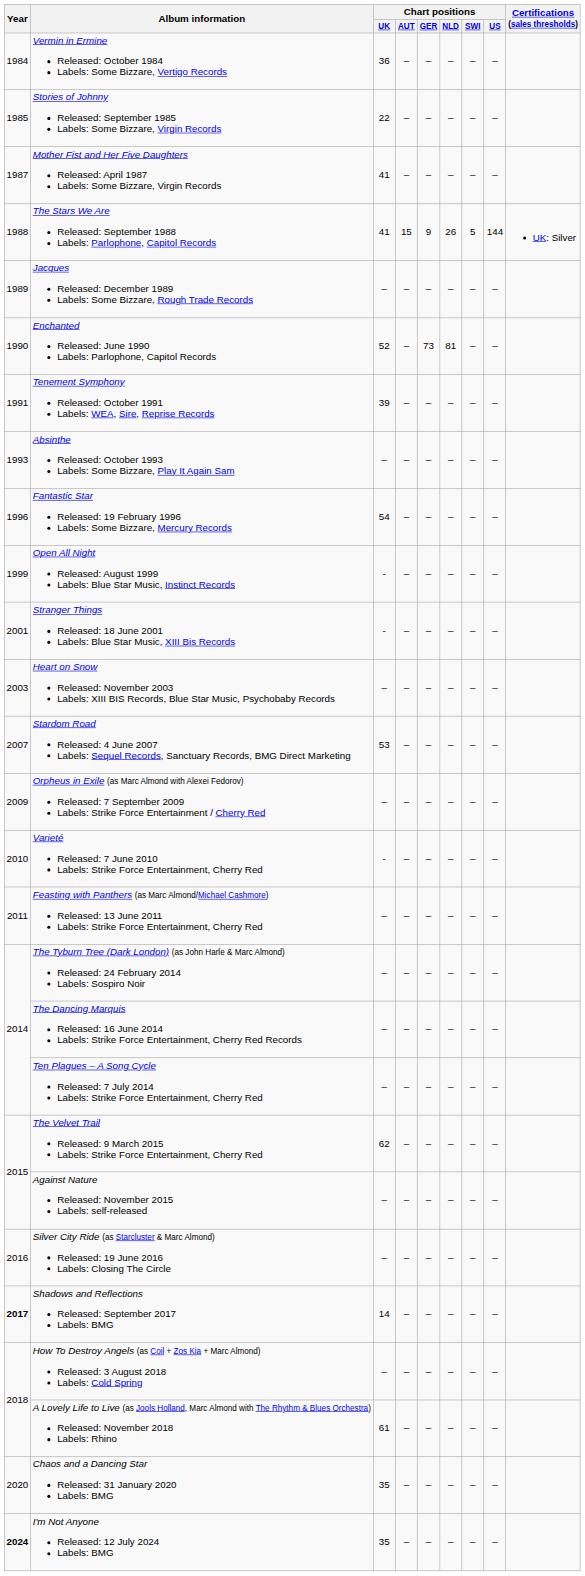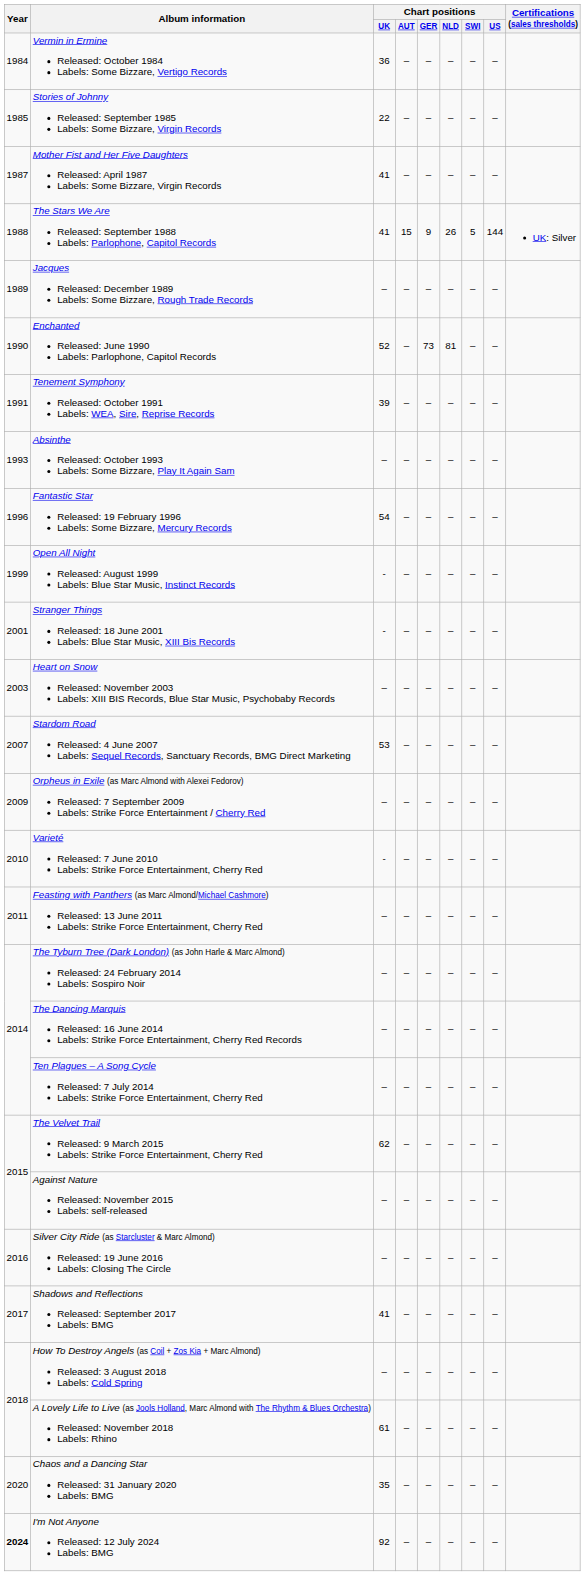(17, 1314) bold -> (17, 1314) normal
(384, 1314) 14 -> (384, 1314) 41
(384, 1542) 35 -> (384, 1542) 92
